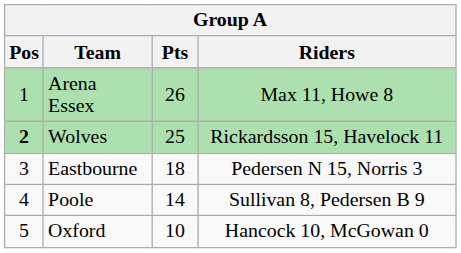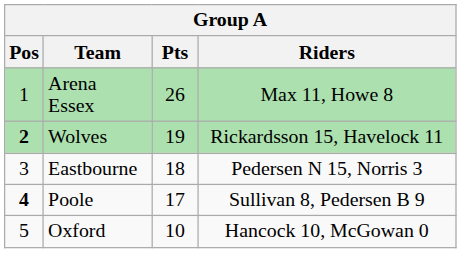(175, 136) 25 -> (175, 136) 19
(24, 199) normal -> (24, 199) bold
(175, 199) 14 -> (175, 199) 17
